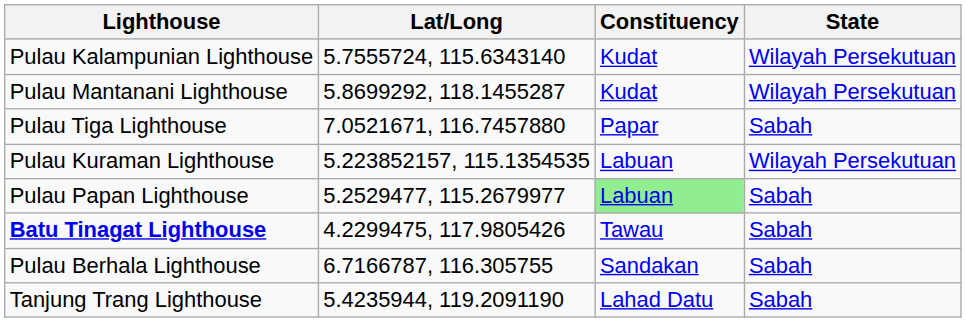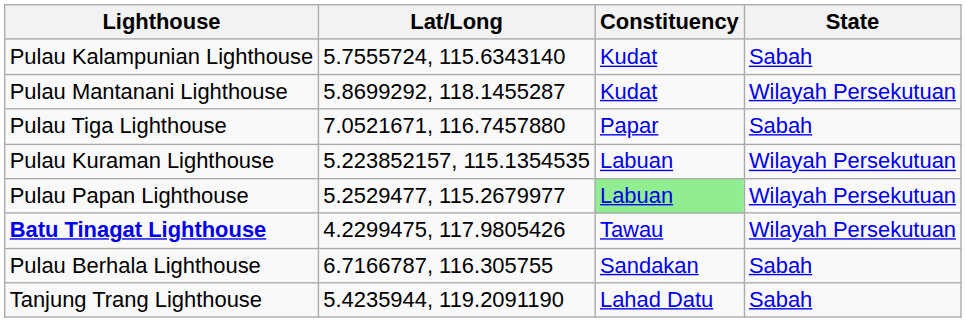(852, 56) Wilayah Persekutuan -> (781, 56) Sabah
(781, 195) Sabah -> (852, 195) Wilayah Persekutuan
(781, 230) Sabah -> (852, 230) Wilayah Persekutuan
